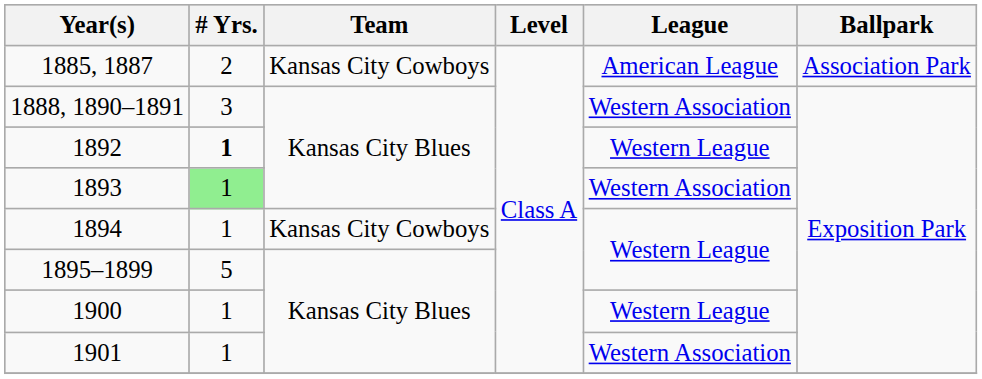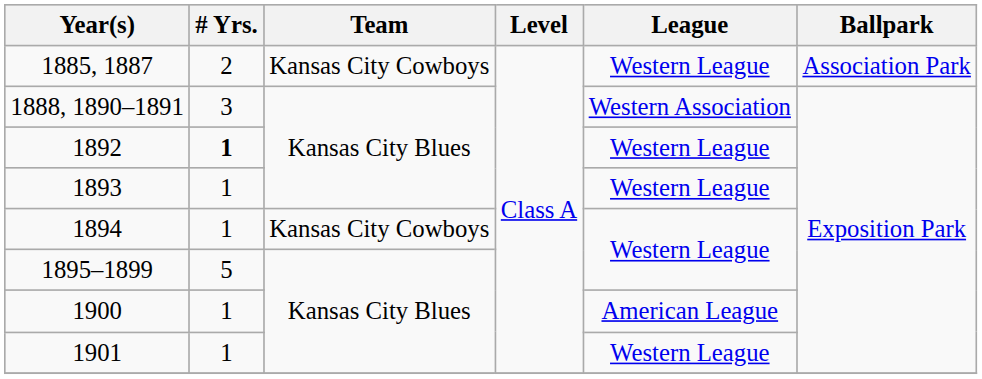(690, 65) American League -> (690, 65) Western League
(227, 188) lightgreen background -> (227, 188) no background
(690, 188) Western Association -> (690, 188) Western League
(690, 311) Western League -> (690, 311) American League
(690, 351) Western Association -> (690, 351) Western League
